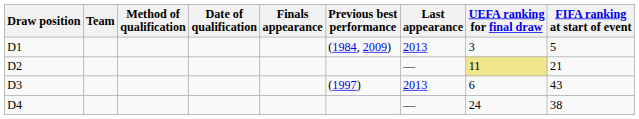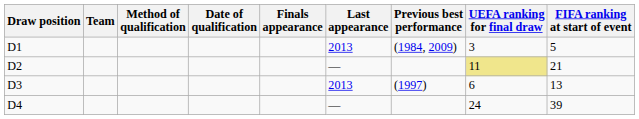columns swapped: (433, 20) <-> (363, 20)
(556, 85) 43 -> (556, 85) 13
(556, 104) 38 -> (556, 104) 39
